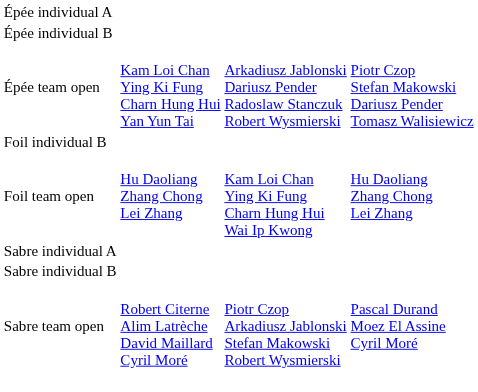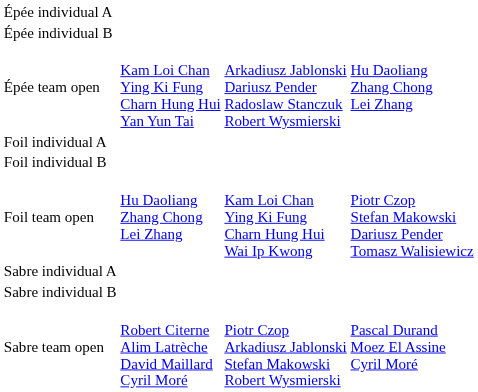(412, 95) Piotr Czop Stefan Makowski Dariusz Pender Tomasz Walisiewicz -> (392, 87) Hu Daoliang Zhang Chong Lei Zhang
+ row: (55, 142)
(392, 196) Hu Daoliang Zhang Chong Lei Zhang -> (412, 225) Piotr Czop Stefan Makowski Dariusz Pender Tomasz Walisiewicz
